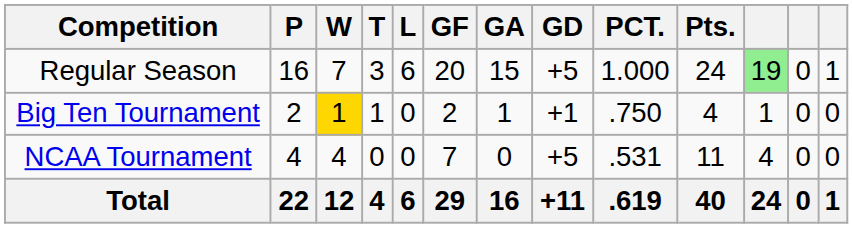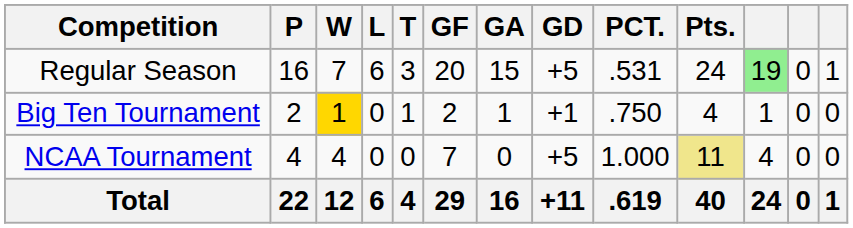columns swapped: (408, 27) <-> (377, 27)
(635, 71) 1.000 -> (635, 71) .531
(635, 157) .531 -> (635, 157) 1.000
(710, 157) no background -> (710, 157) khaki background
